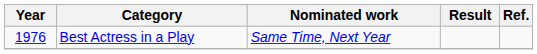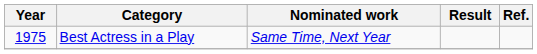(30, 37) 1976 -> (30, 37) 1975
